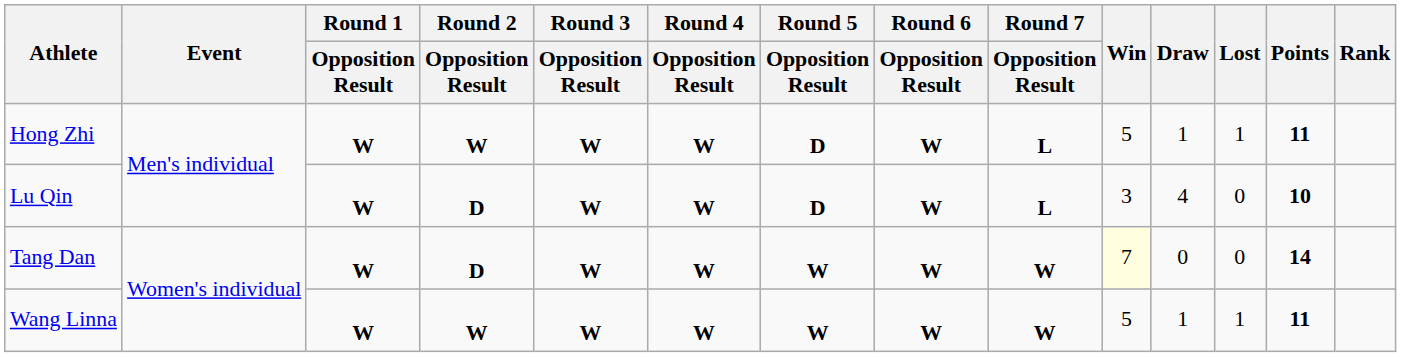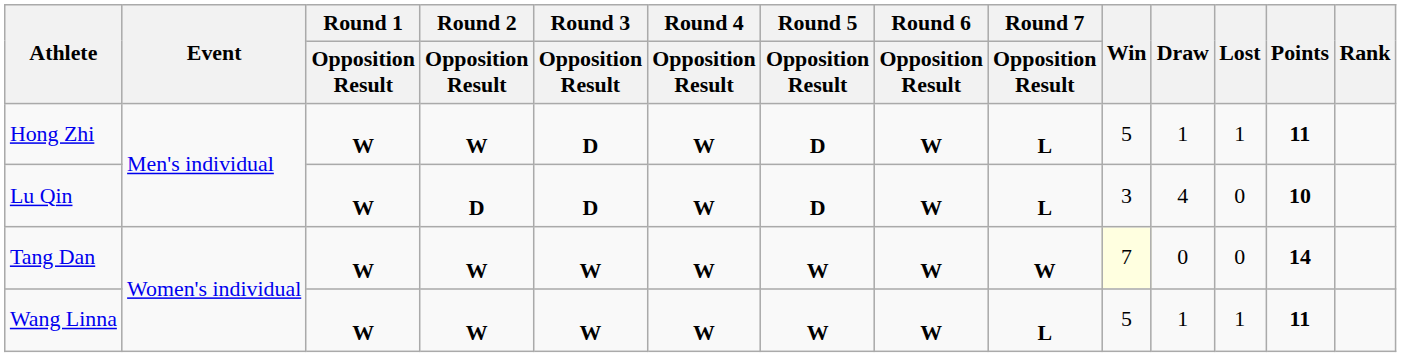(590, 146) W -> (590, 146) D
(590, 208) W -> (590, 208) D
(477, 270) D -> (477, 270) W
(1045, 332) W -> (1045, 332) L
